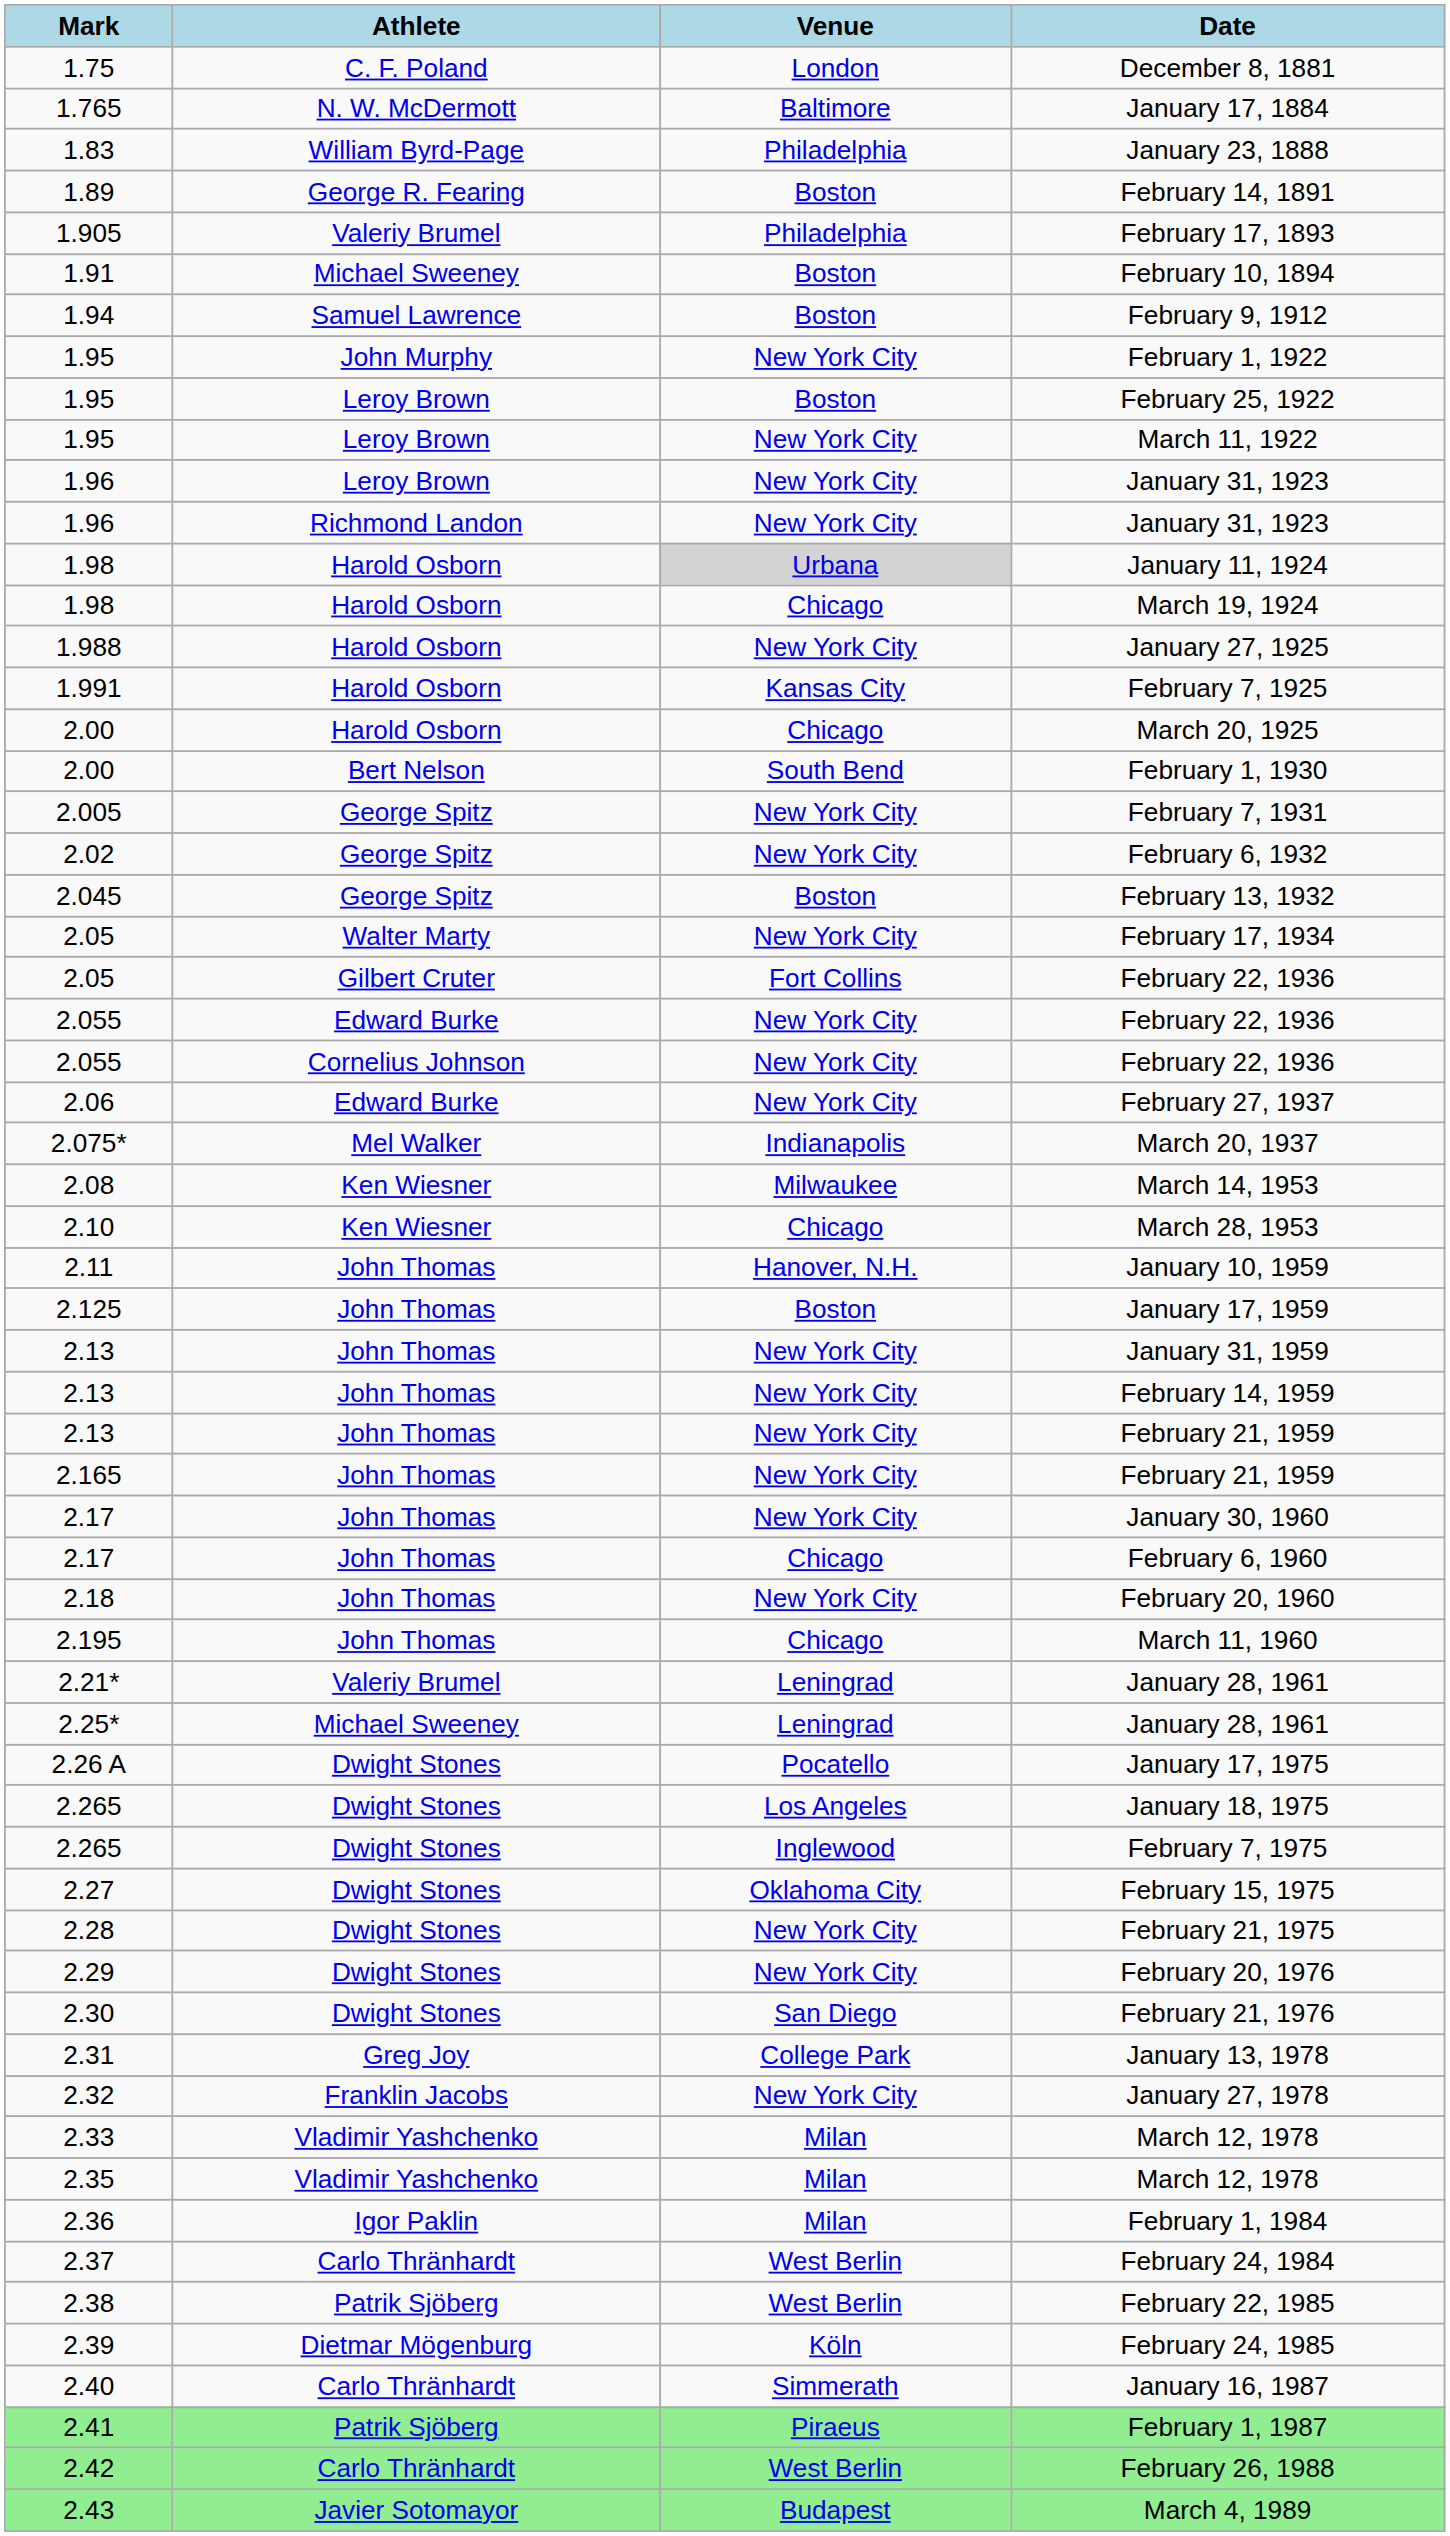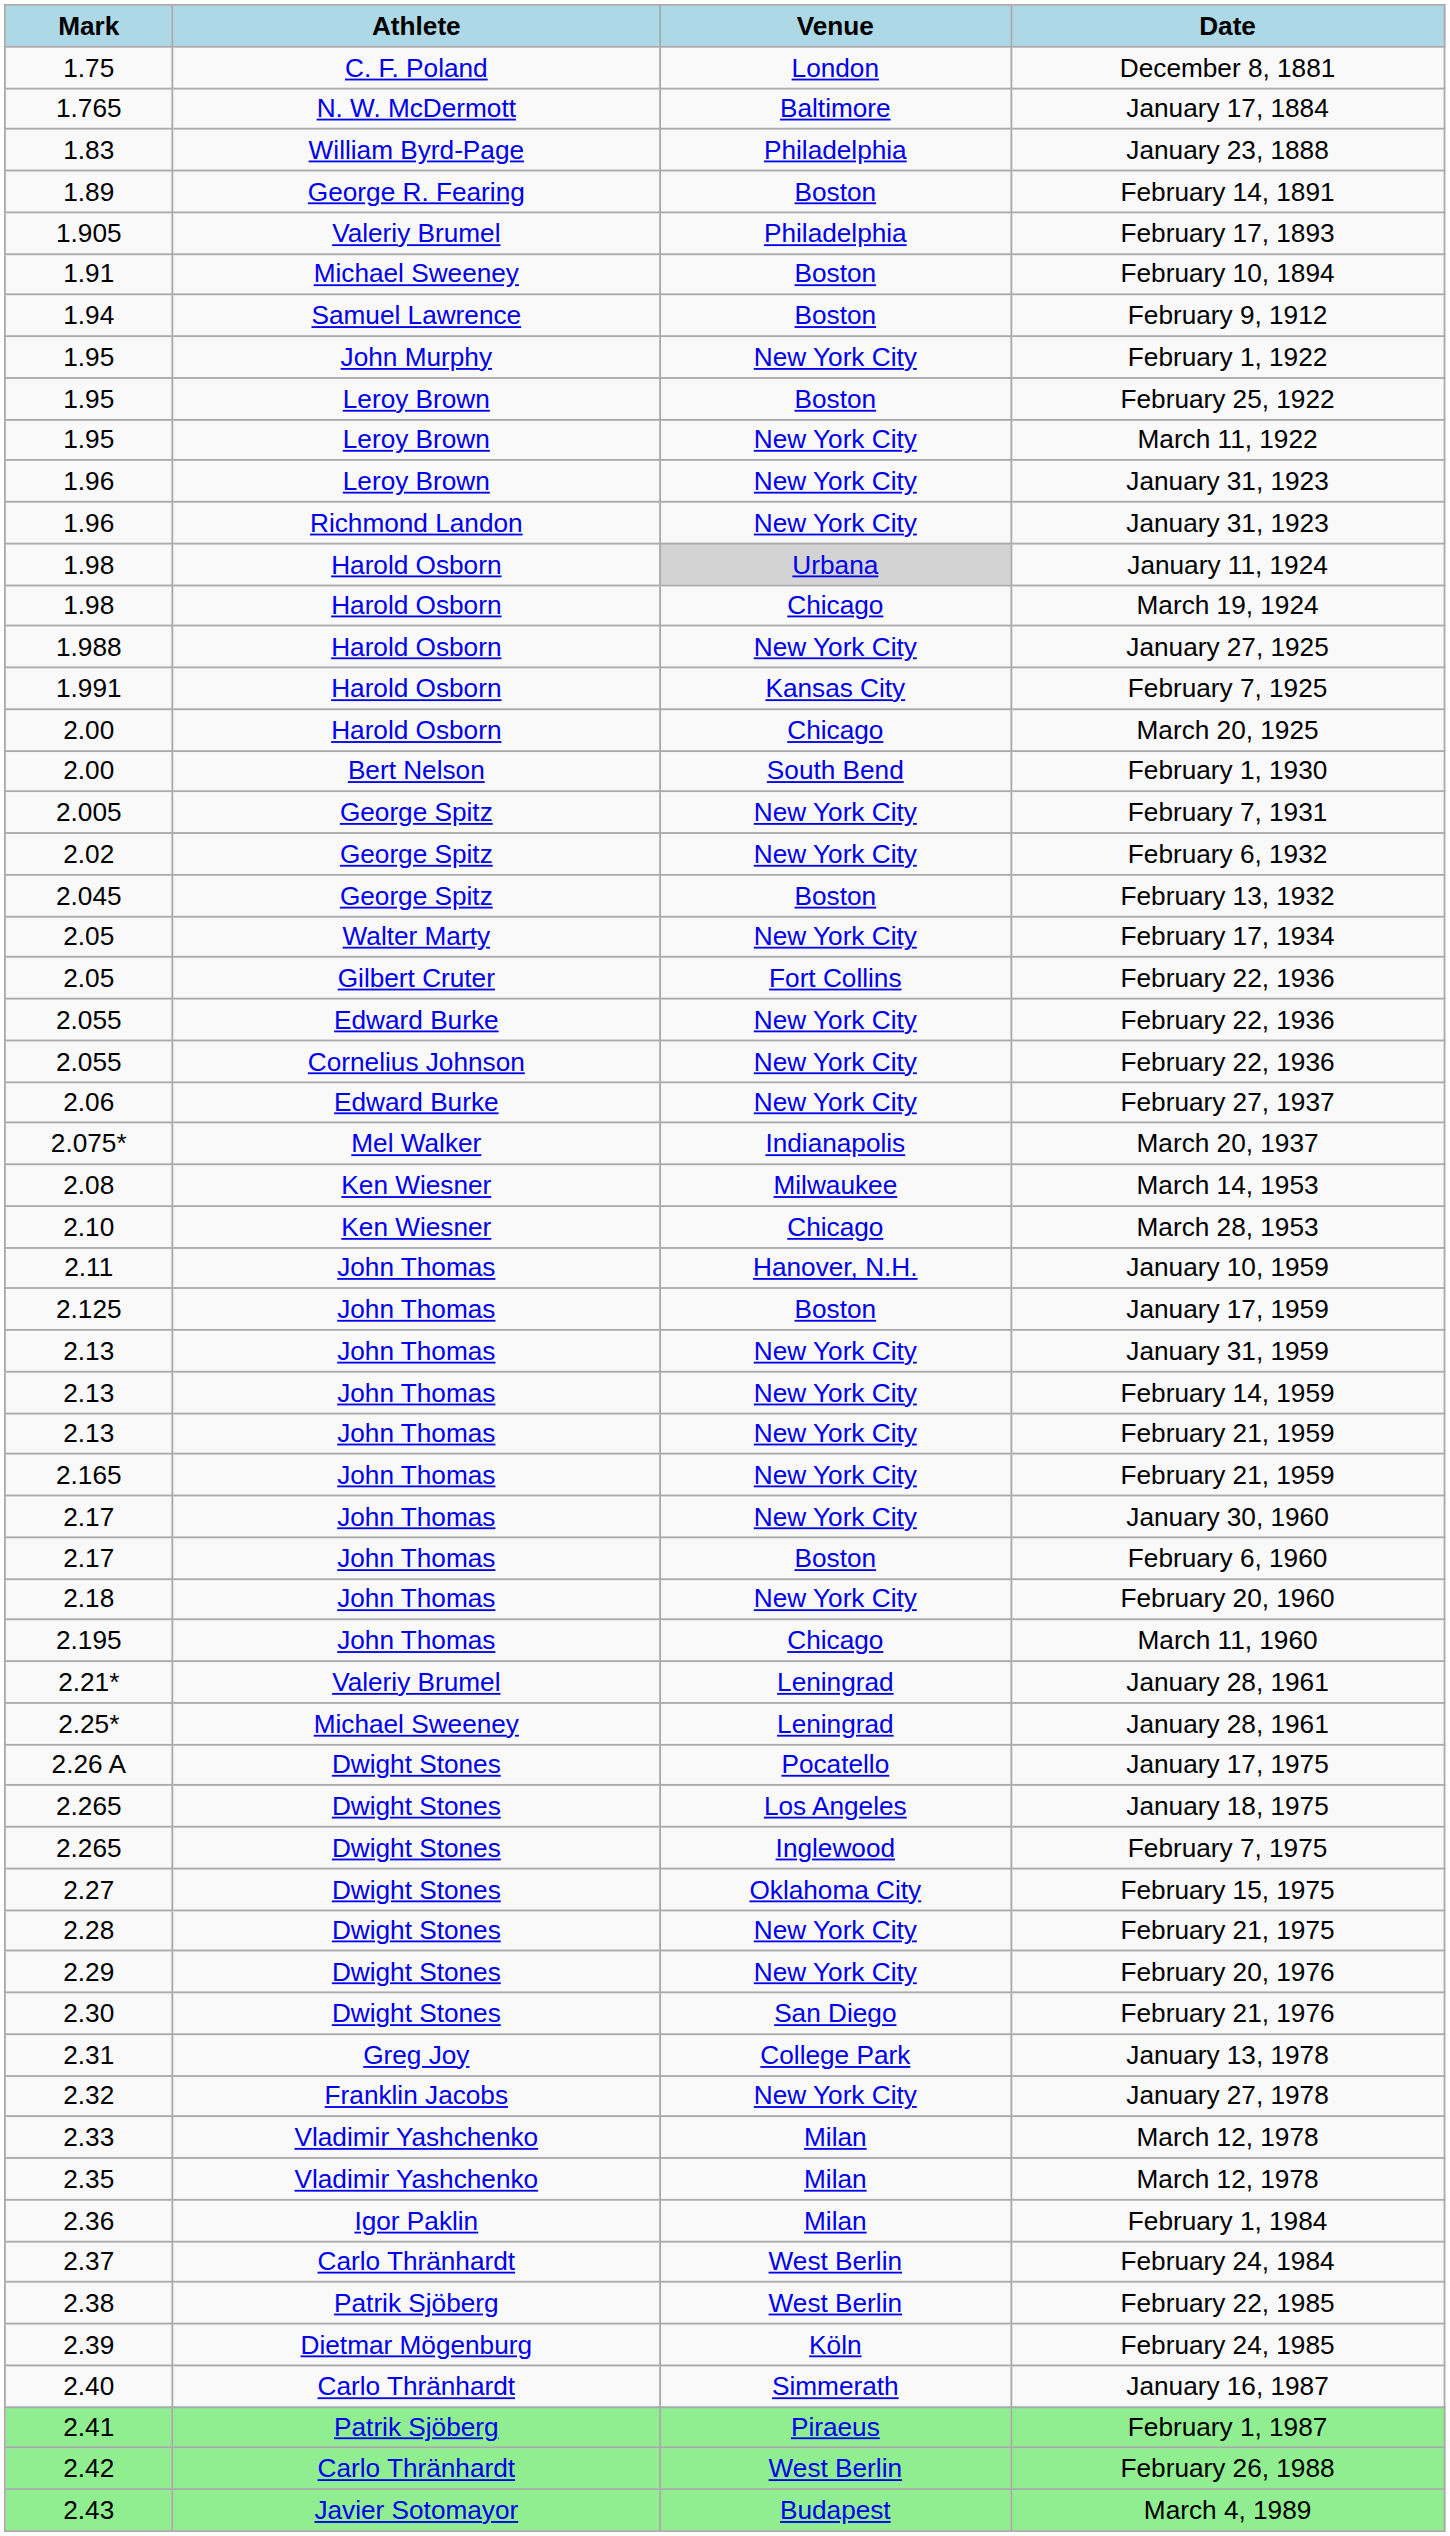(835, 1558) Chicago -> (835, 1558) Boston
